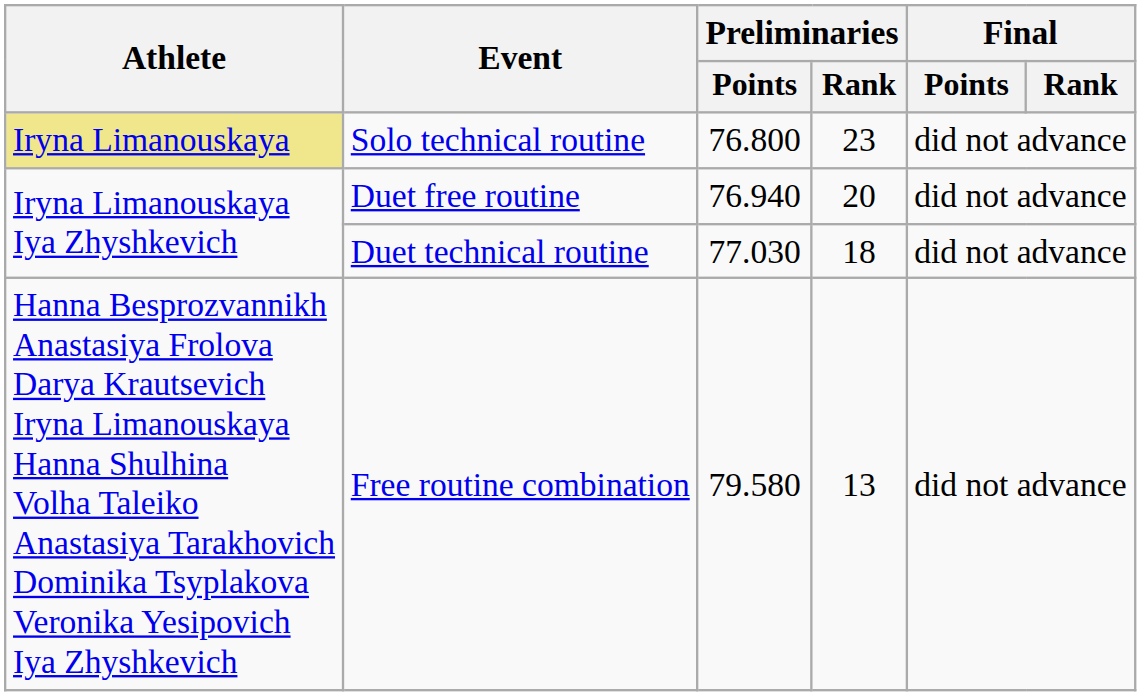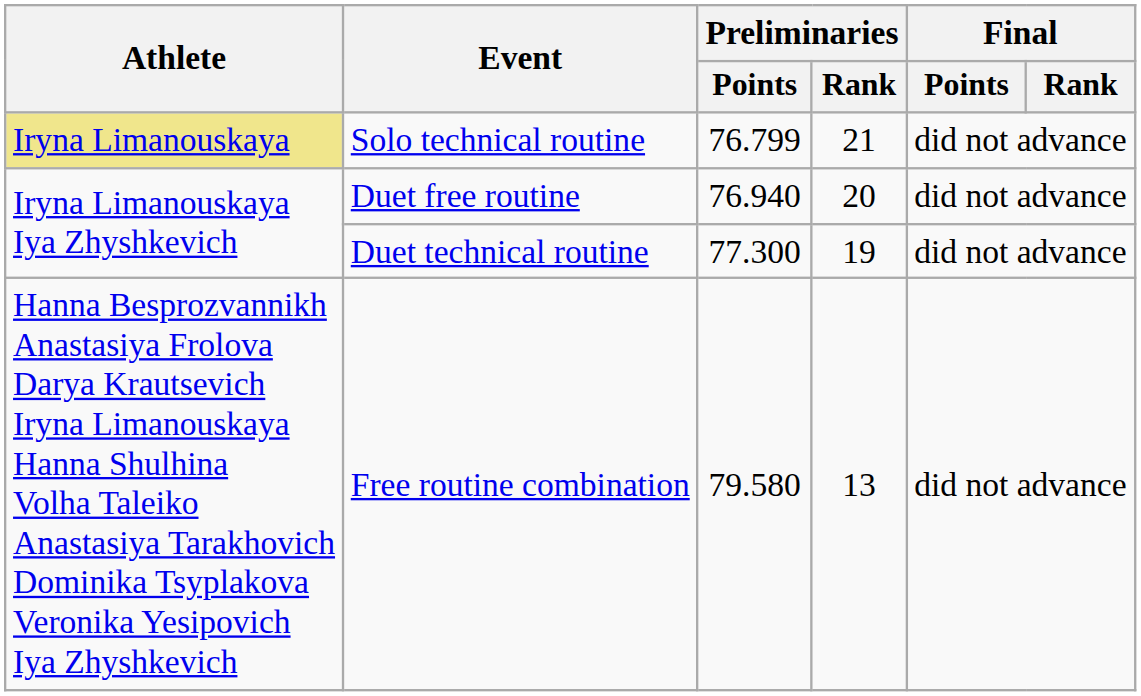(755, 140) 76.800 -> (755, 140) 76.799
(859, 140) 23 -> (859, 140) 21
(755, 250) 77.030 -> (755, 250) 77.300
(859, 250) 18 -> (859, 250) 19
